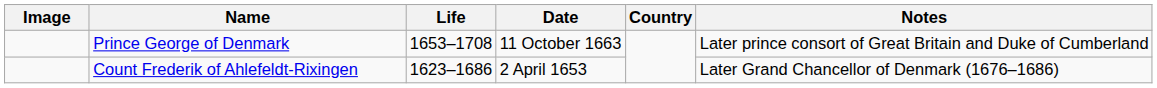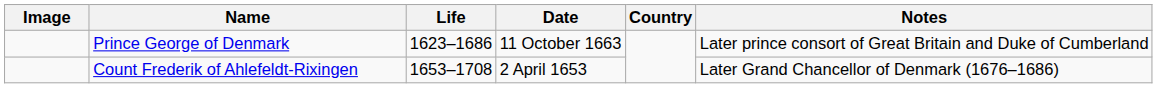(451, 43) 1653–1708 -> (451, 43) 1623–1686
(451, 69) 1623–1686 -> (451, 69) 1653–1708
